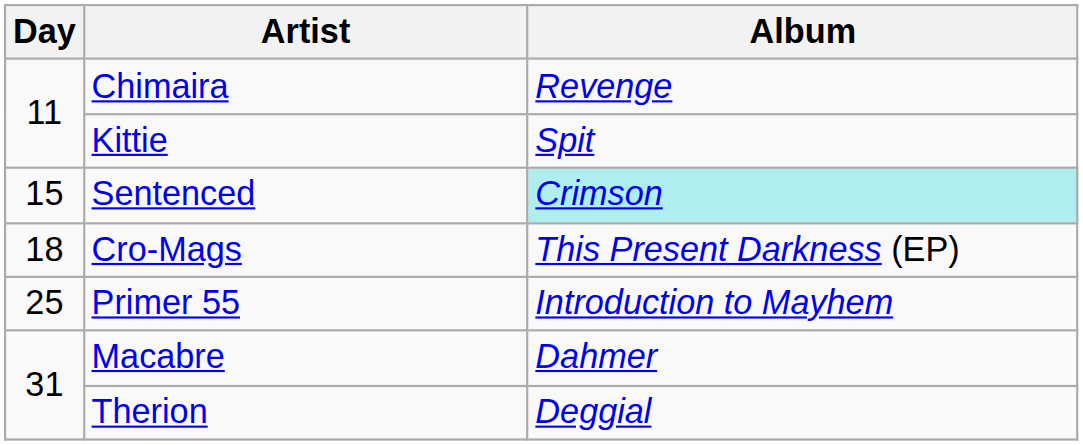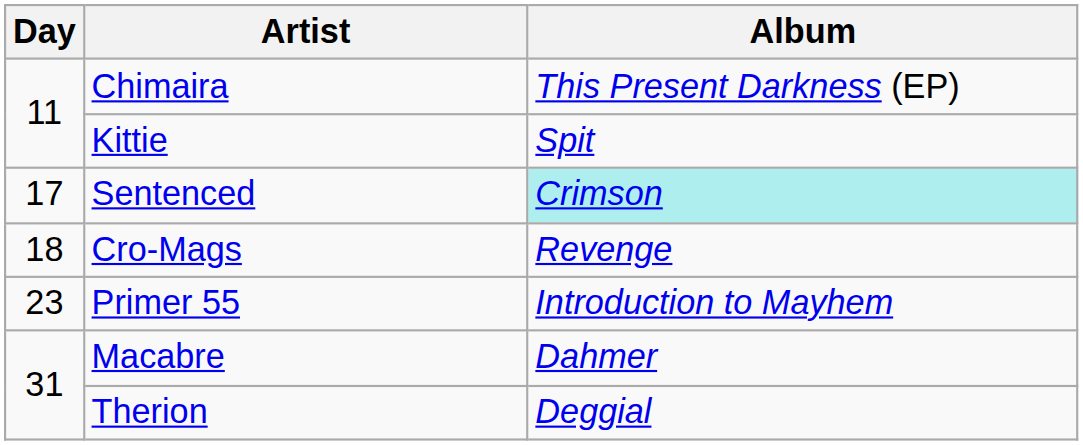(604, 85) Revenge -> (748, 85) This Present Darkness (EP)
(44, 194) 15 -> (44, 194) 17
(748, 248) This Present Darkness (EP) -> (604, 248) Revenge
(44, 303) 25 -> (44, 303) 23
